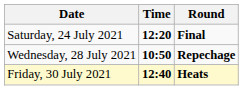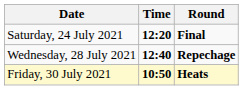(157, 54) 10:50 -> (157, 54) 12:40
(157, 74) 12:40 -> (157, 74) 10:50
